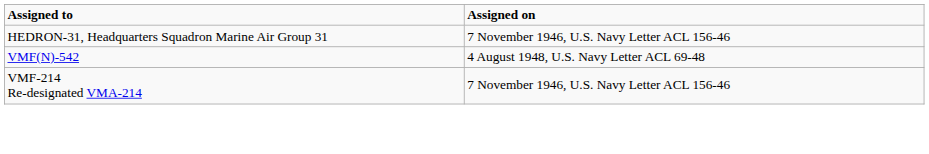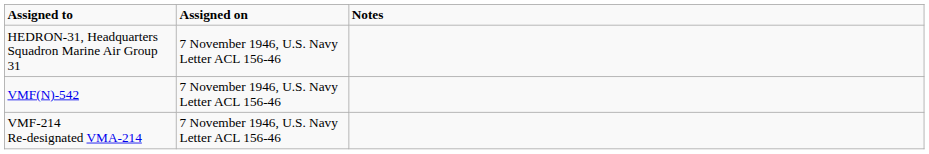+ column: (368, 15)
(586, 57) 4 August 1948, U.S. Navy Letter ACL 69-48 -> (259, 94) 7 November 1946, U.S. Navy Letter ACL 156-46
